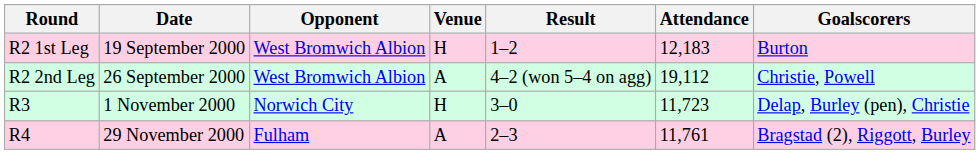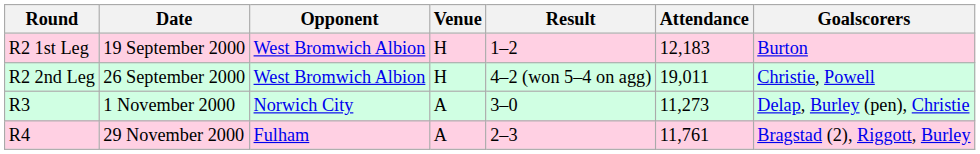(440, 76) A -> (440, 76) H
(684, 76) 19,112 -> (684, 76) 19,011
(440, 105) H -> (440, 105) A
(684, 105) 11,723 -> (684, 105) 11,273
